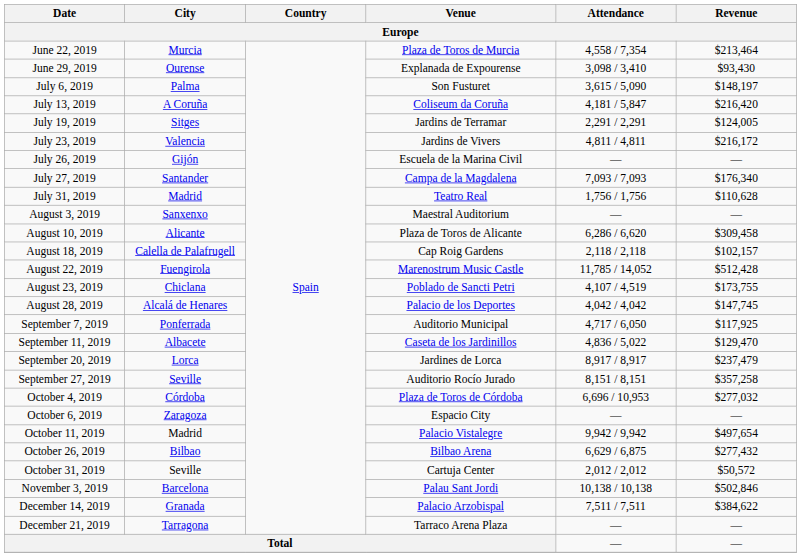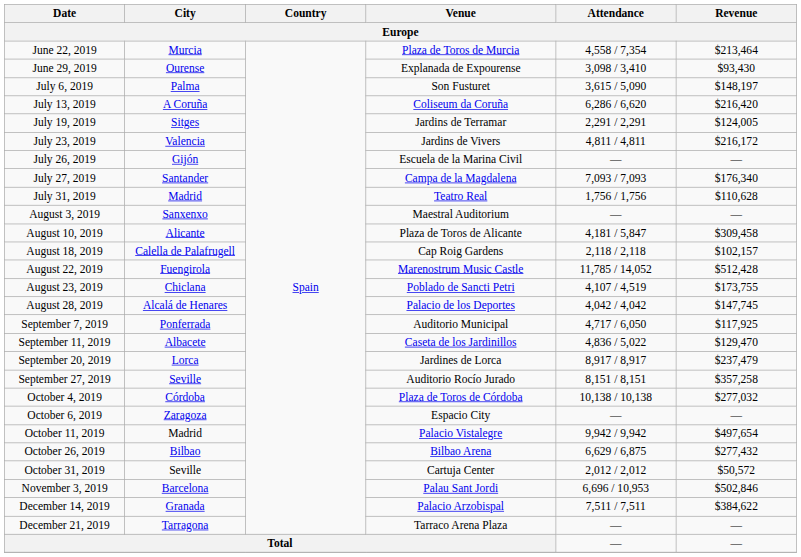(616, 104) 4,181 / 5,847 -> (616, 104) 6,286 / 6,620
(616, 232) 6,286 / 6,620 -> (616, 232) 4,181 / 5,847
(616, 397) 6,696 / 10,953 -> (616, 397) 10,138 / 10,138
(616, 488) 10,138 / 10,138 -> (616, 488) 6,696 / 10,953
